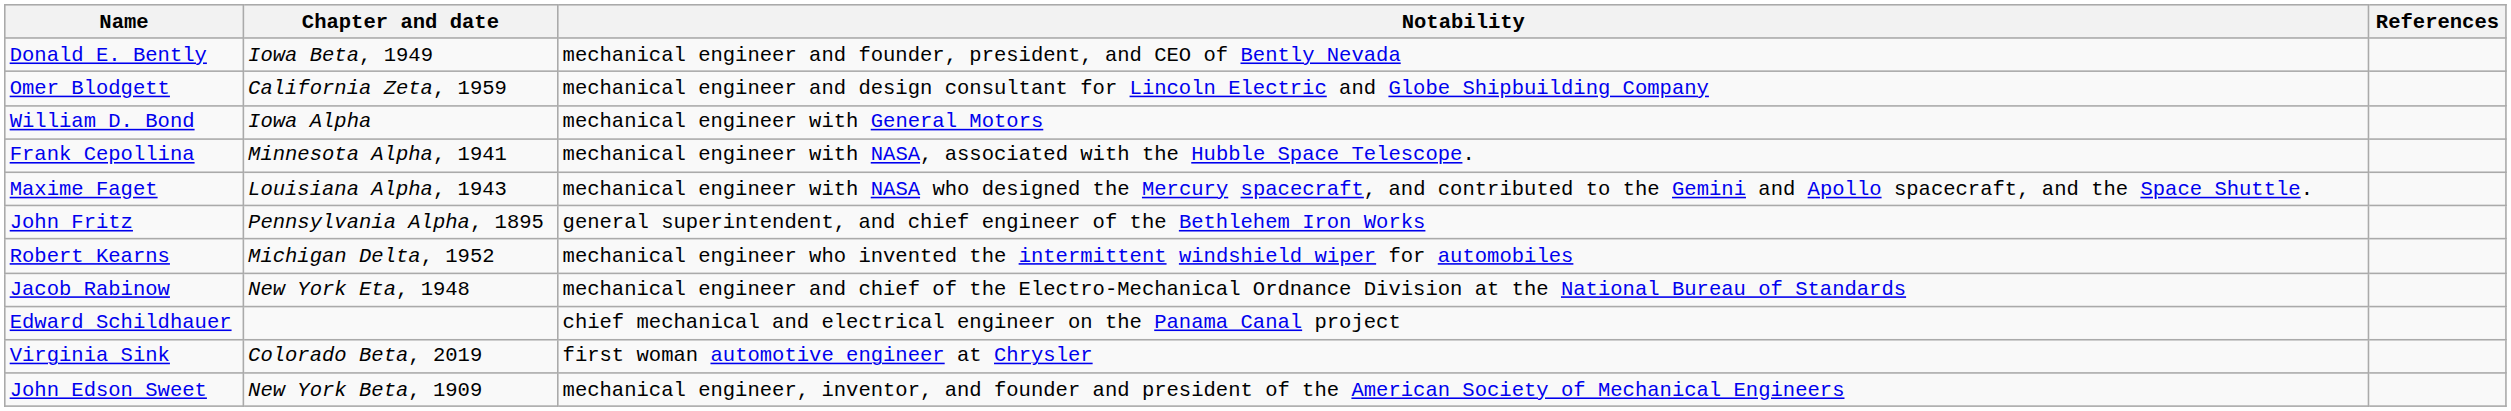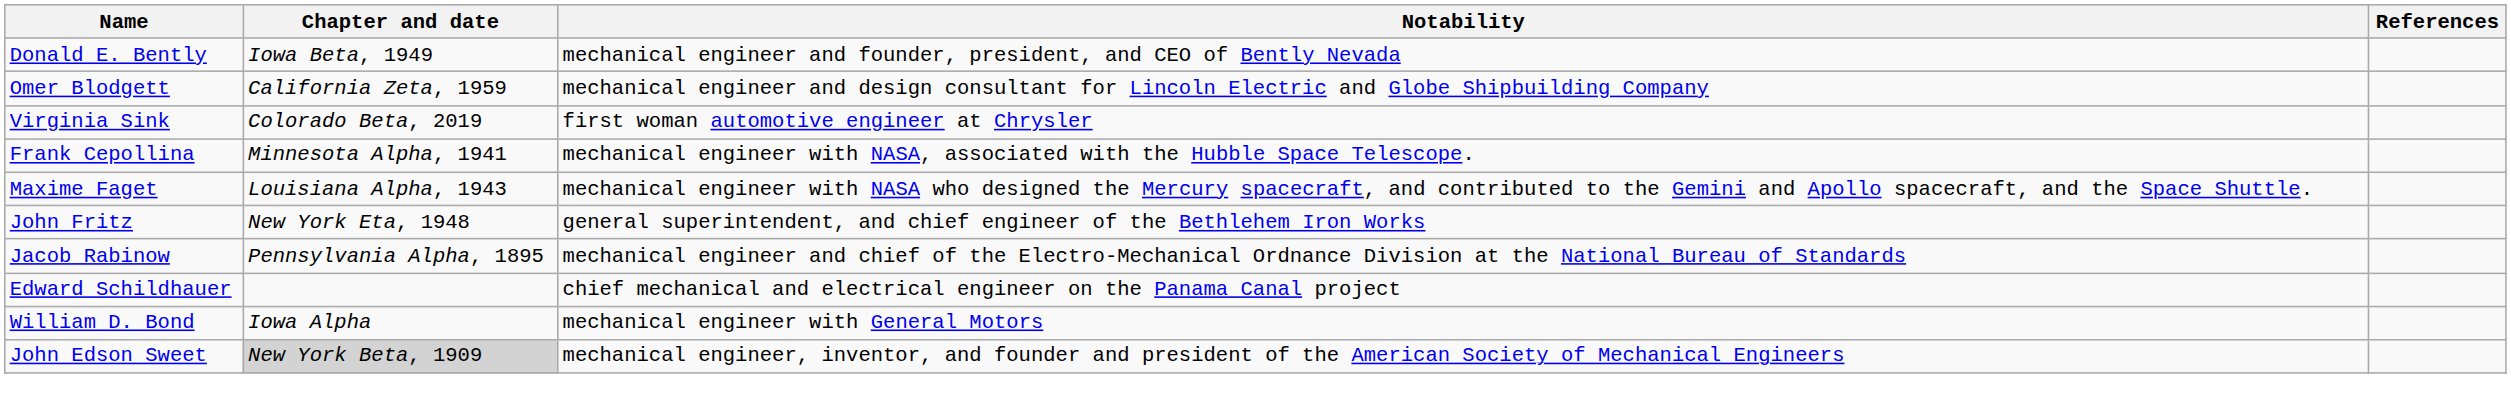rows swapped: (102, 122) <-> (90, 356)
(396, 222) Pennsylvania Alpha, 1895 -> (359, 222) New York Eta, 1948
- row: (90, 256)
(359, 289) New York Eta, 1948 -> (396, 256) Pennsylvania Alpha, 1895
(365, 390) no background -> (365, 356) lightgrey background
